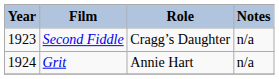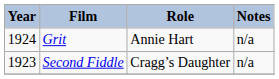rows swapped: (83, 39) <-> (54, 63)
